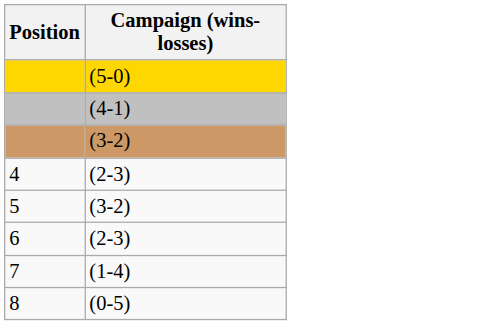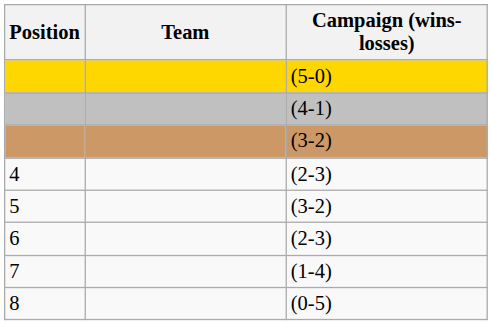+ column: (185, 32)
